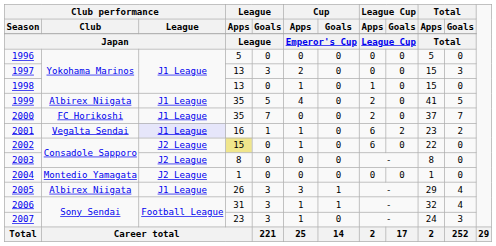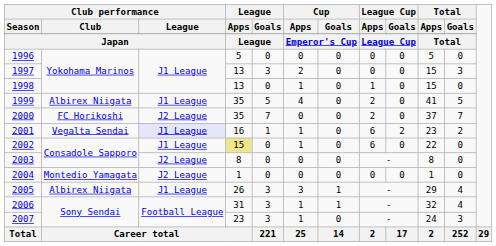(182, 116) J1 League -> (182, 116) J2 League
(182, 145) J2 League -> (182, 145) J1 League
